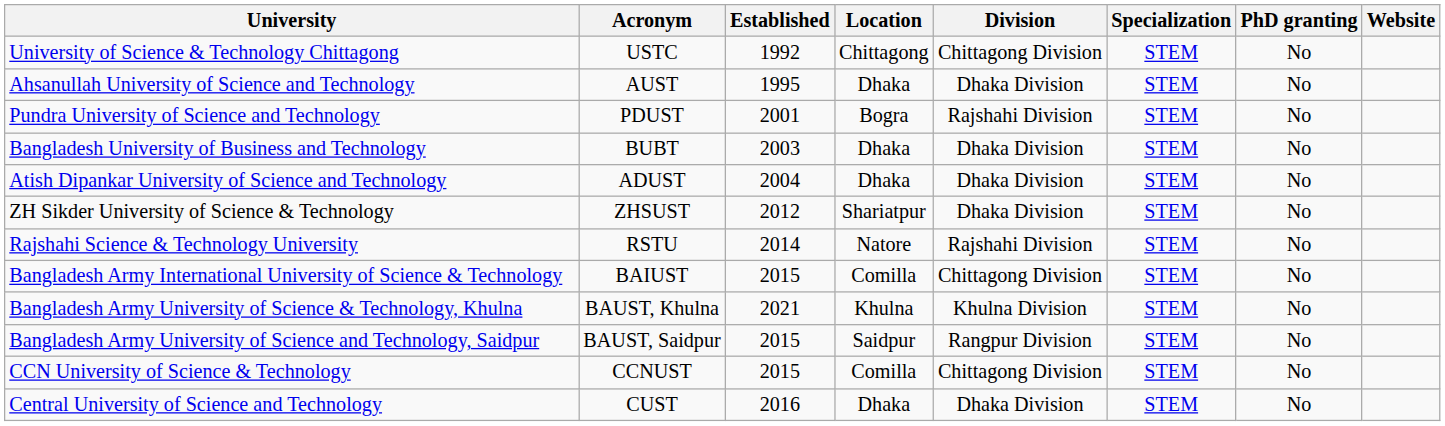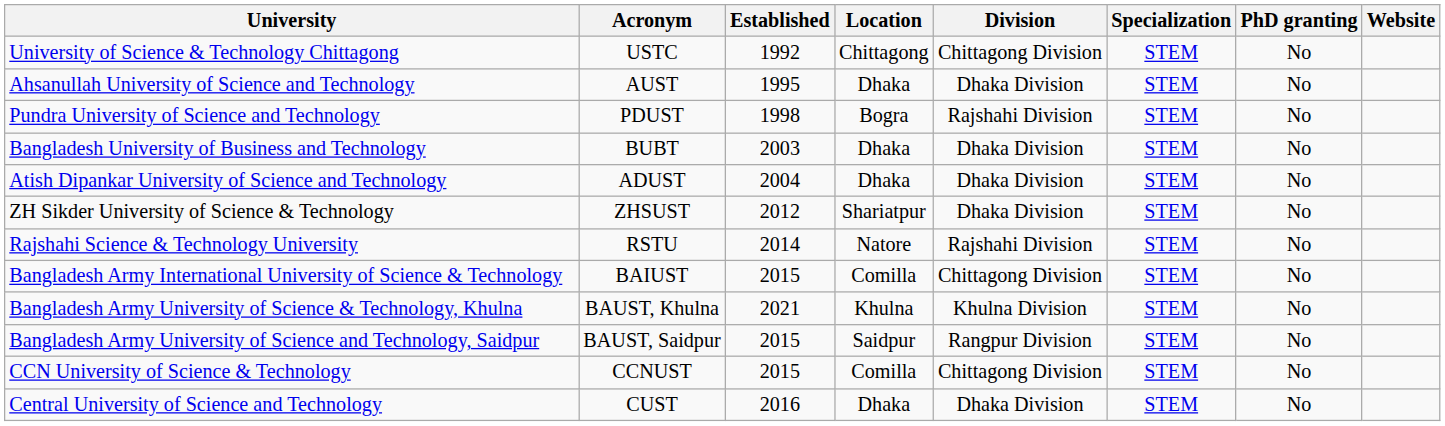(780, 116) 2001 -> (780, 116) 1998
